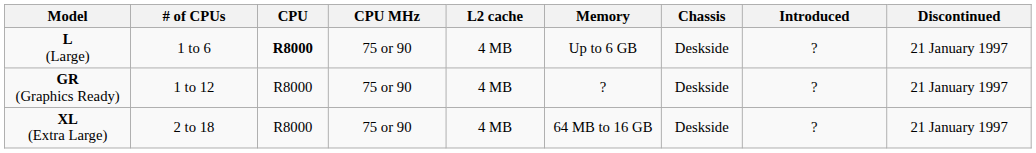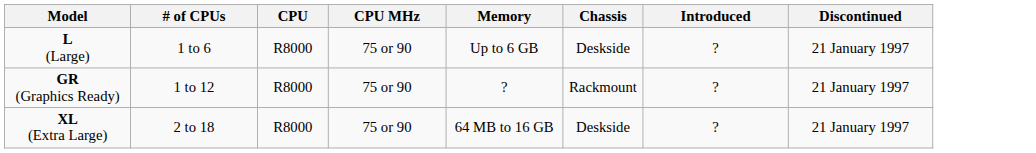- column: (495, 16)
(293, 47) bold -> (293, 47) normal
(702, 87) Deskside -> (603, 87) Rackmount
